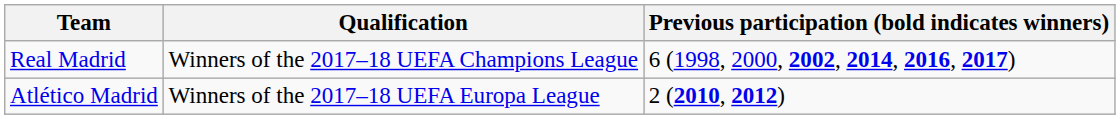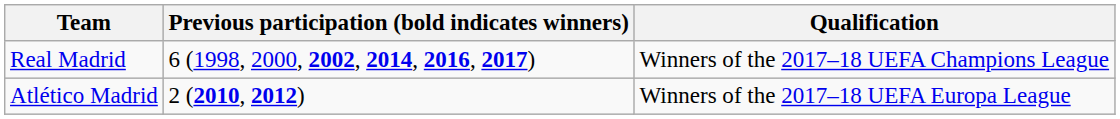columns swapped: (403, 22) <-> (879, 22)
